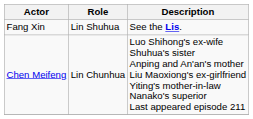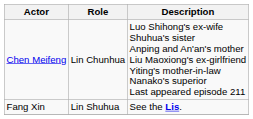rows swapped: (36, 74) <-> (26, 27)
